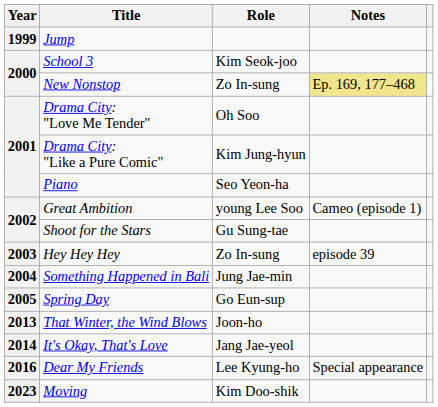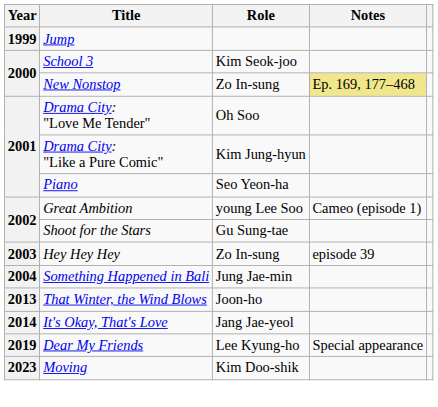- row: (76, 299)
(22, 368) 2016 -> (22, 345) 2019
